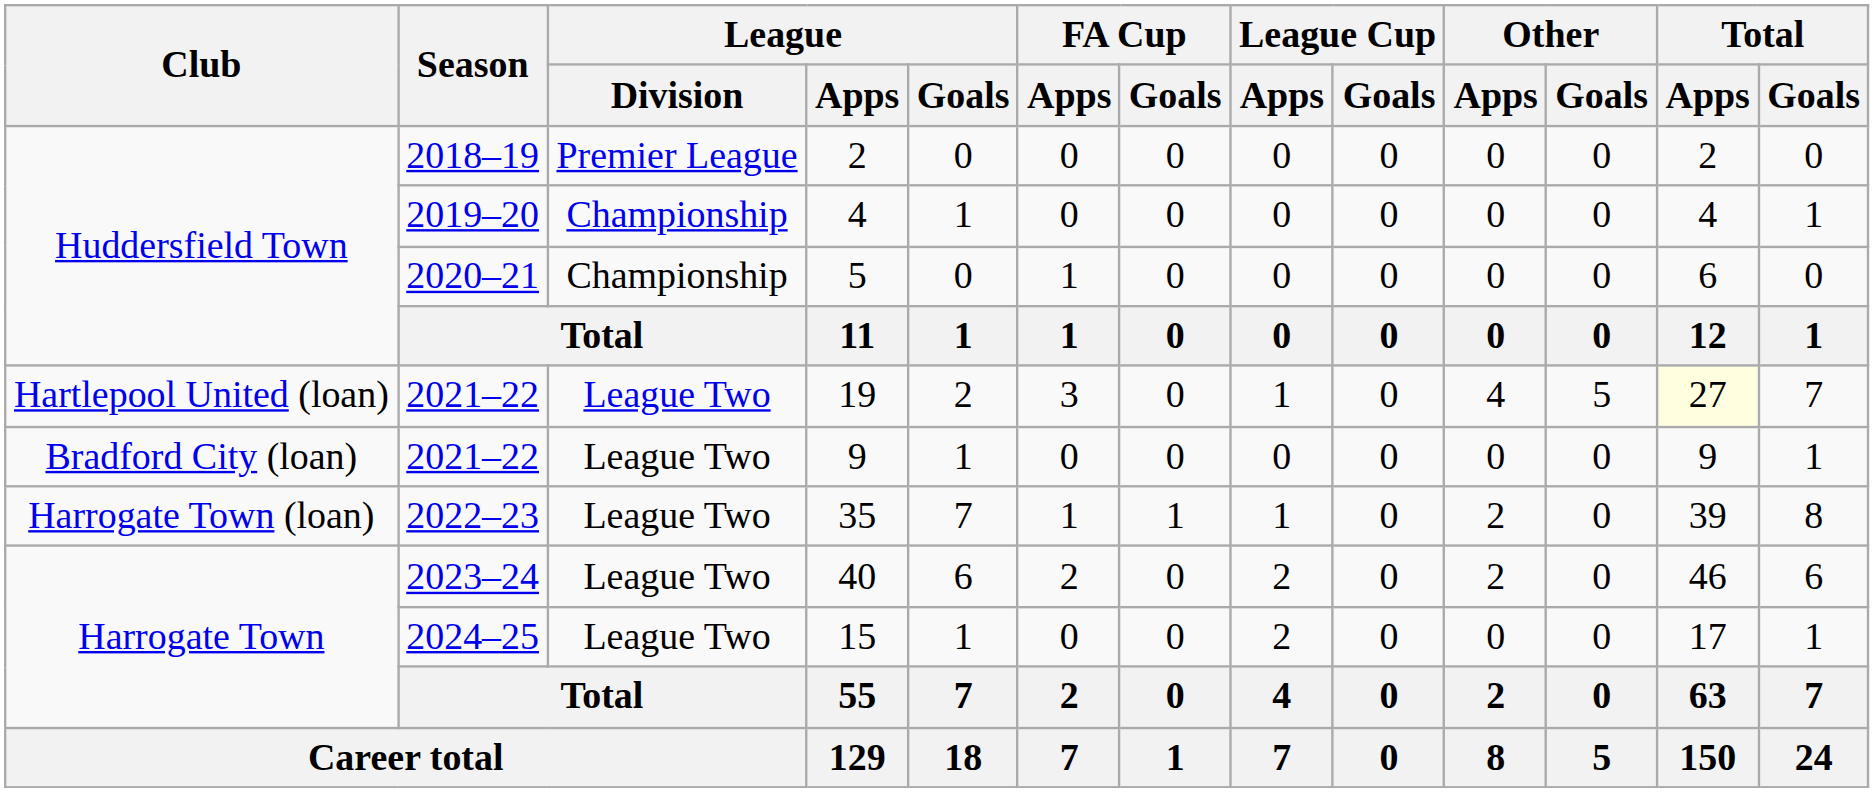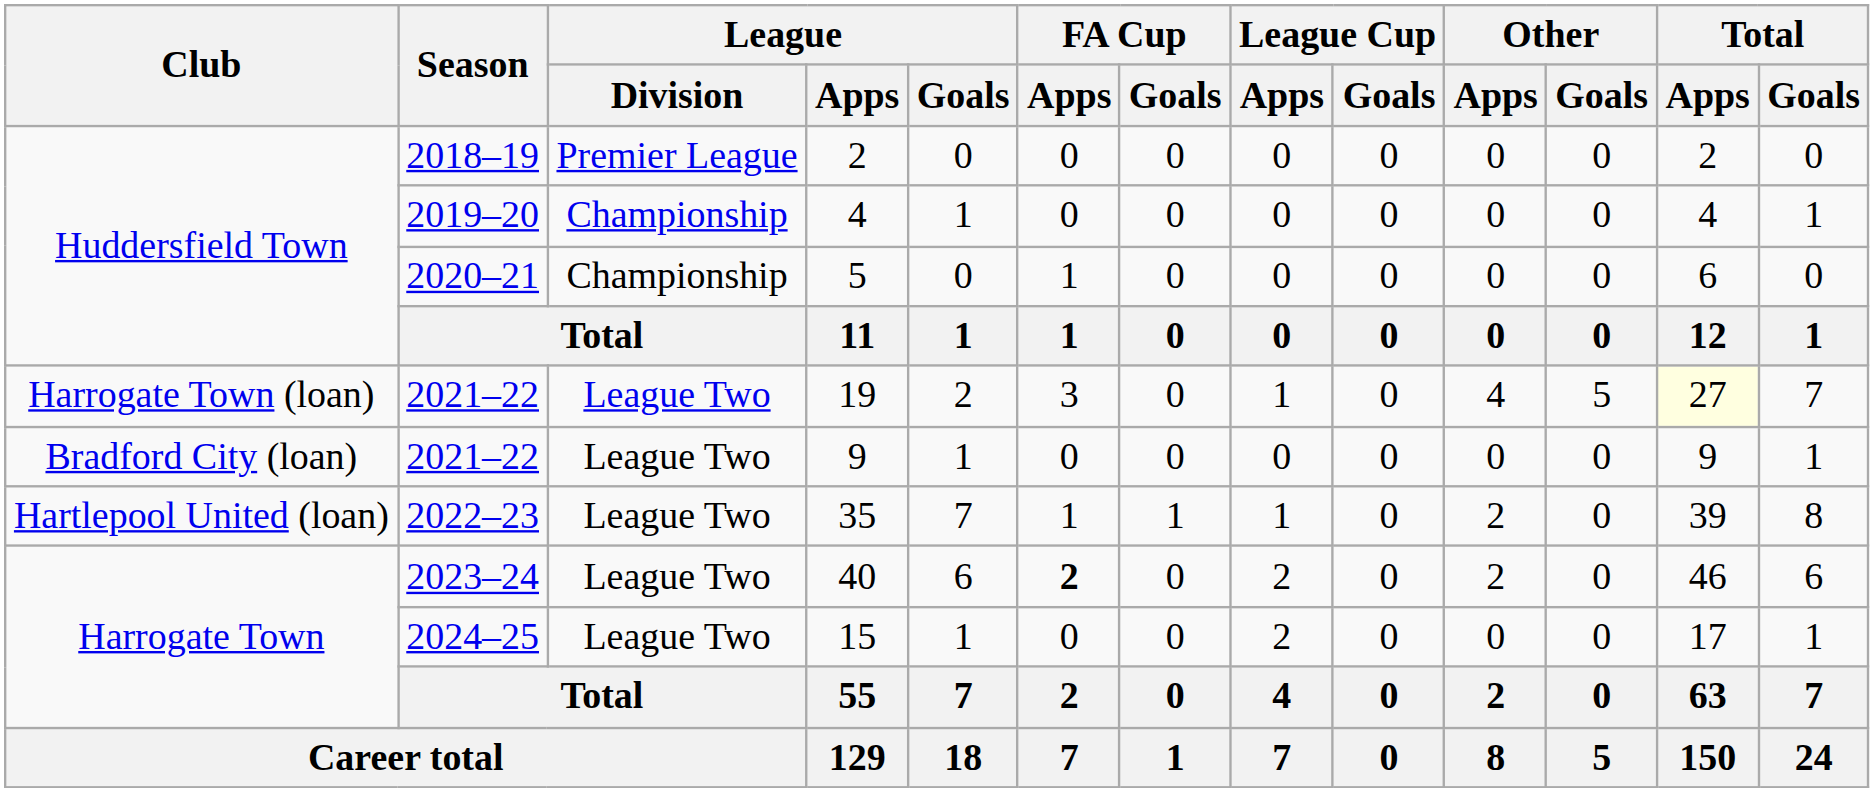(201, 395) Hartlepool United (loan) -> (201, 395) Harrogate Town (loan)
(201, 515) Harrogate Town (loan) -> (201, 515) Hartlepool United (loan)
(1069, 575) normal -> (1069, 575) bold
